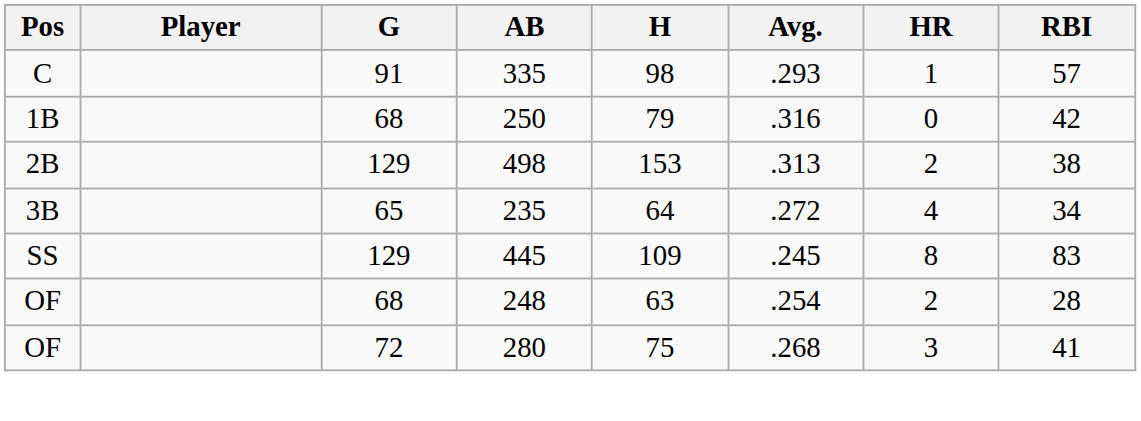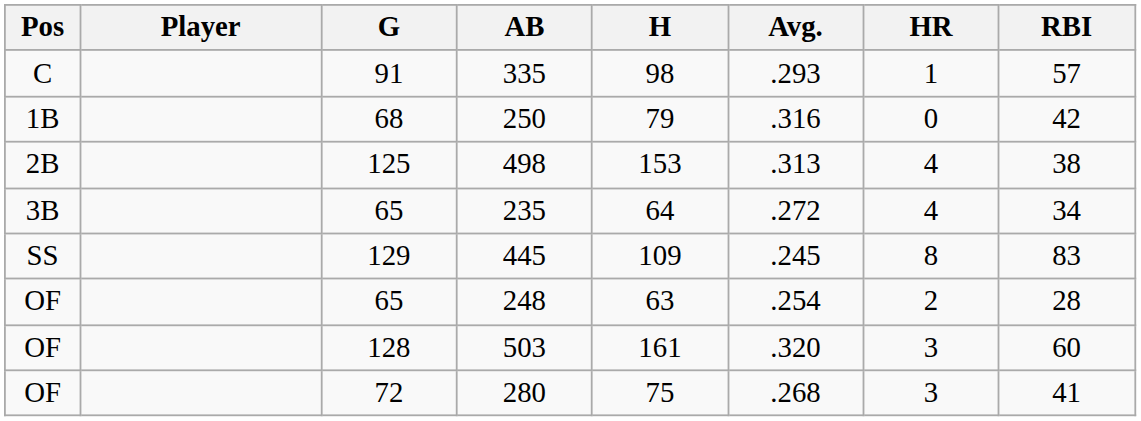(389, 164) 129 -> (389, 164) 125
(931, 164) 2 -> (931, 164) 4
(389, 301) 68 -> (389, 301) 65
+ row: (524, 347)
